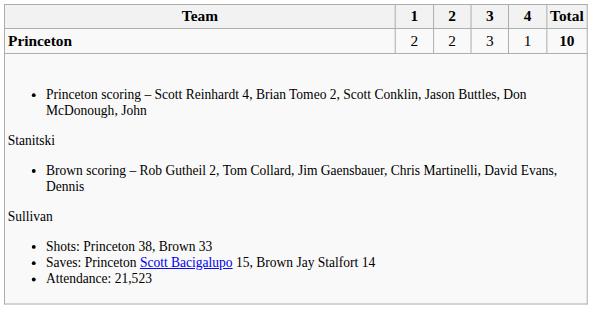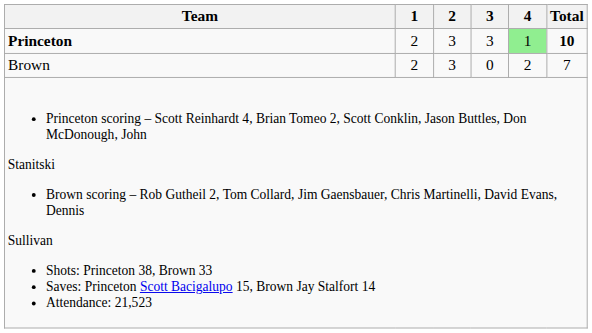(452, 41) 2 -> (452, 41) 3
(528, 41) no background -> (528, 41) lightgreen background
+ row: (29, 65)
